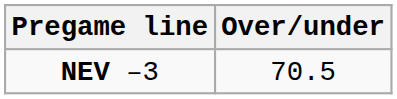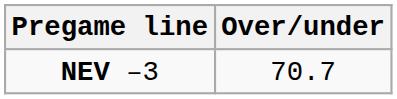(303, 72) 70.5 -> (303, 72) 70.7
